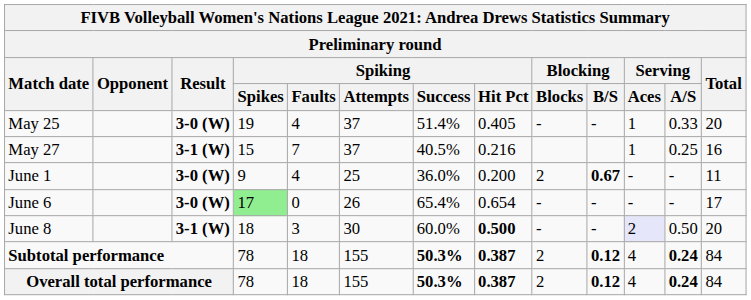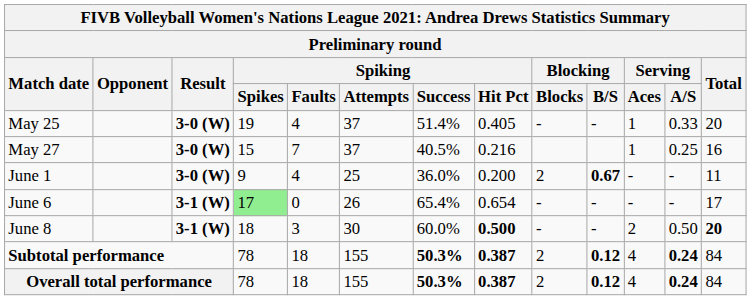(203, 149) 3-1 (W) -> (203, 149) 3-0 (W)
(203, 202) 3-0 (W) -> (203, 202) 3-1 (W)
(632, 228) lavender background -> (632, 228) no background
(714, 228) normal -> (714, 228) bold
